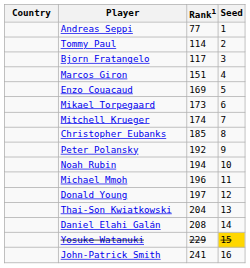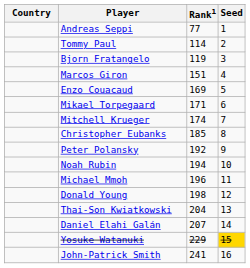(198, 59) 117 -> (198, 59) 119
(198, 104) 173 -> (198, 104) 171
(198, 195) 197 -> (198, 195) 198
(198, 225) 208 -> (198, 225) 207
